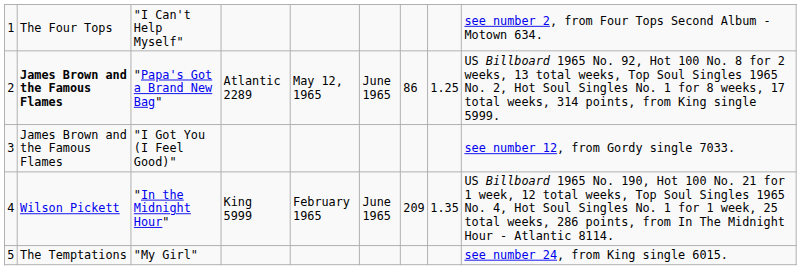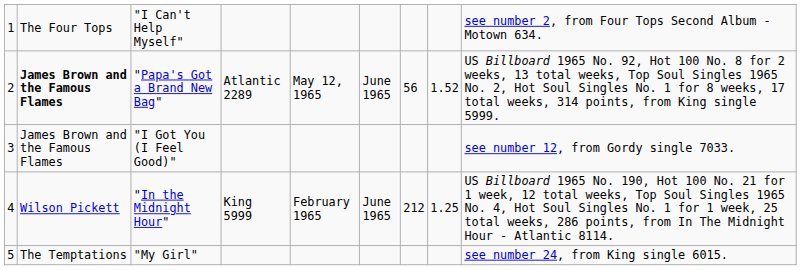(410, 88) 86 -> (410, 88) 56
(445, 88) 1.25 -> (445, 88) 1.52
(414, 208) 209 -> (414, 208) 212
(445, 208) 1.35 -> (445, 208) 1.25
